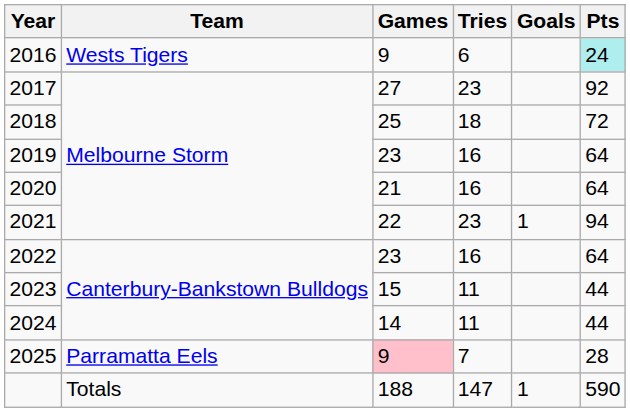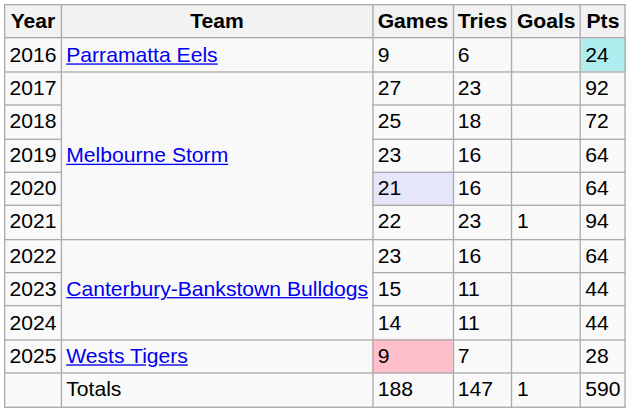(127, 54) Wests Tigers -> (142, 54) Parramatta Eels
(389, 188) no background -> (389, 188) lavender background
(142, 356) Parramatta Eels -> (127, 356) Wests Tigers
